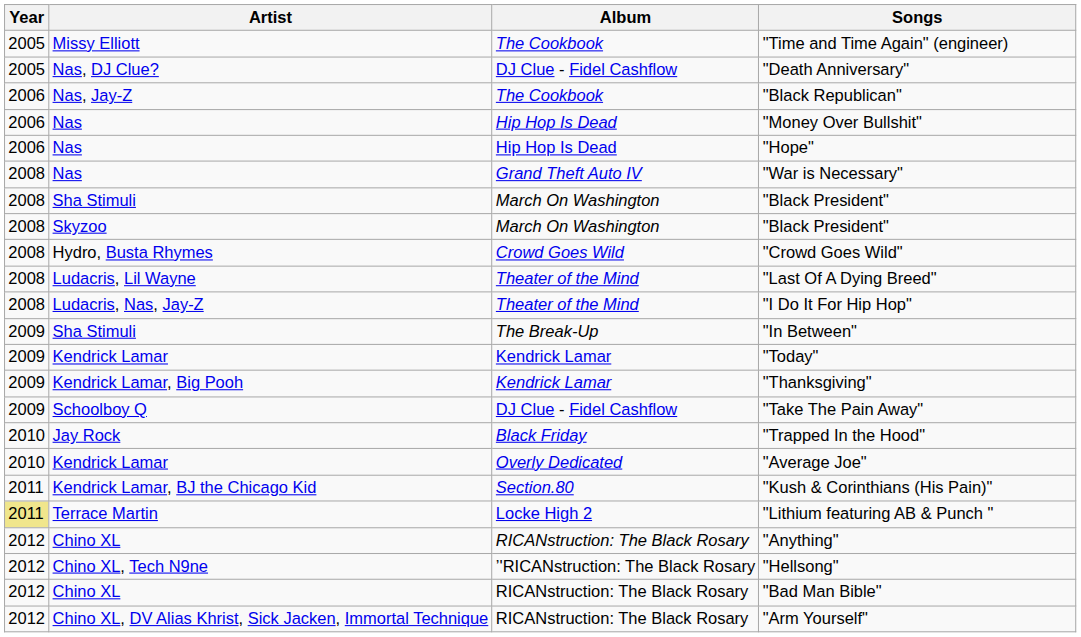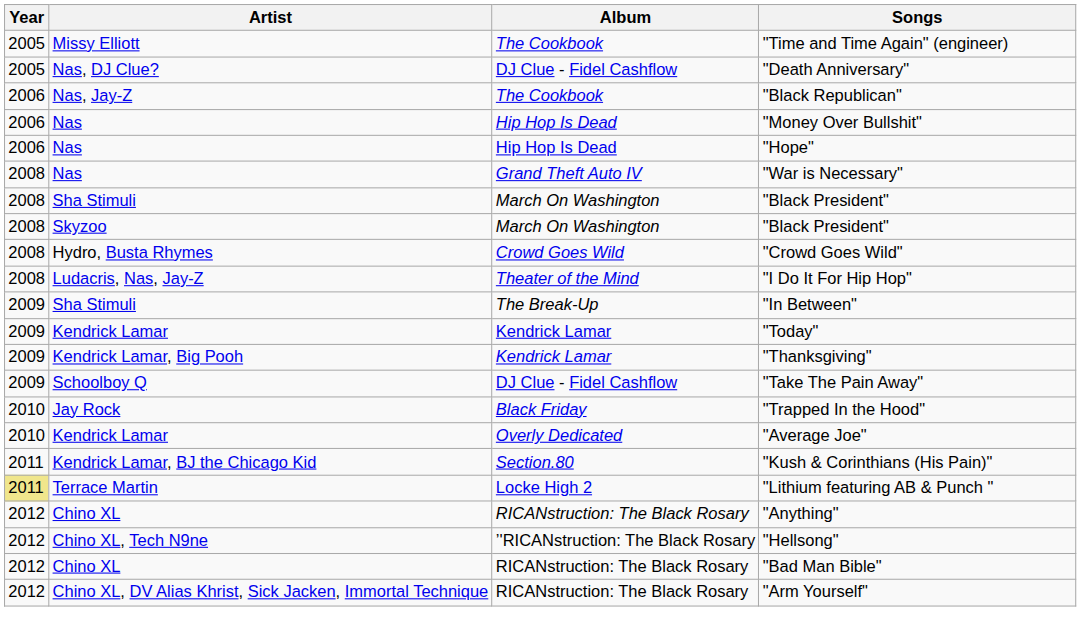- row: (124, 278)
